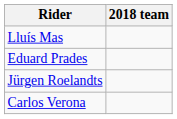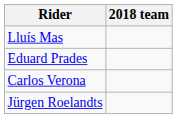rows swapped: (55, 80) <-> (47, 102)
